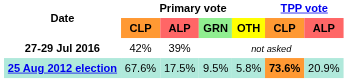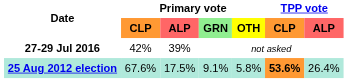(216, 68) 9.5% -> (216, 68) 9.1%
(285, 68) 73.6% -> (285, 68) 53.6%
(324, 68) 20.9% -> (324, 68) 26.4%
